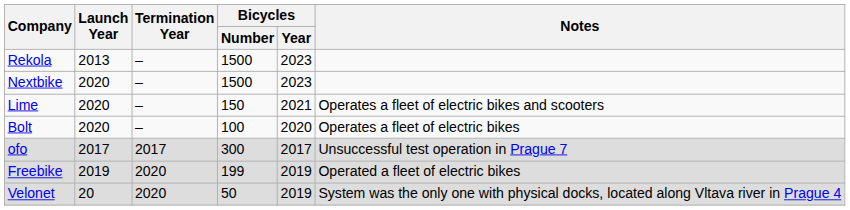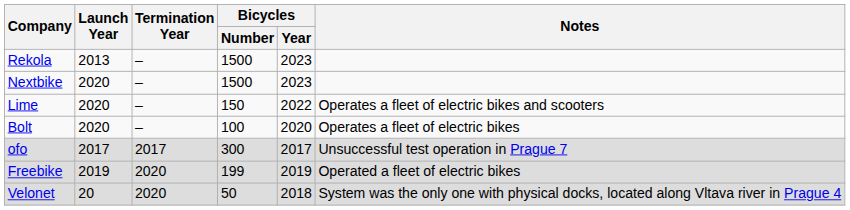(296, 104) 2021 -> (296, 104) 2022
(296, 194) 2019 -> (296, 194) 2018
